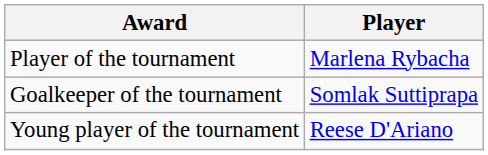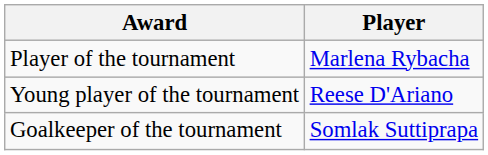rows swapped: (146, 94) <-> (155, 130)
